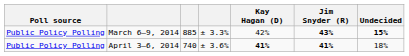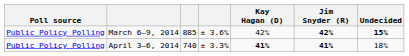(215, 32) ± 3.3% -> (215, 32) ± 3.6%
(326, 32) 43% -> (326, 32) 42%
(215, 45) ± 3.6% -> (215, 45) ± 3.3%
